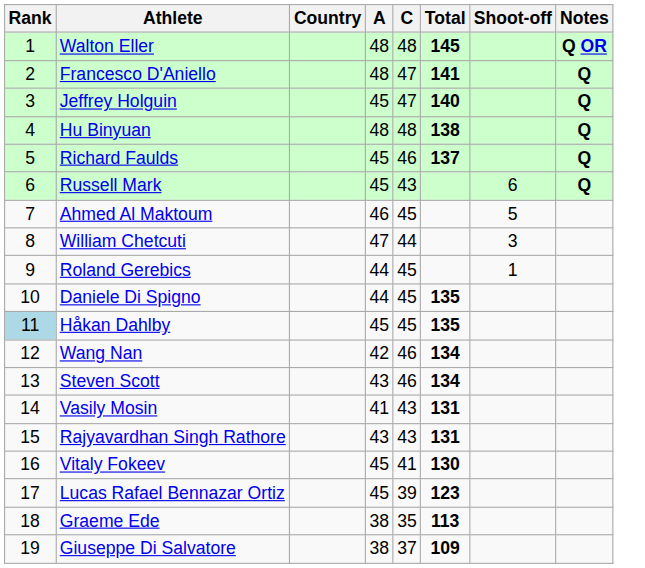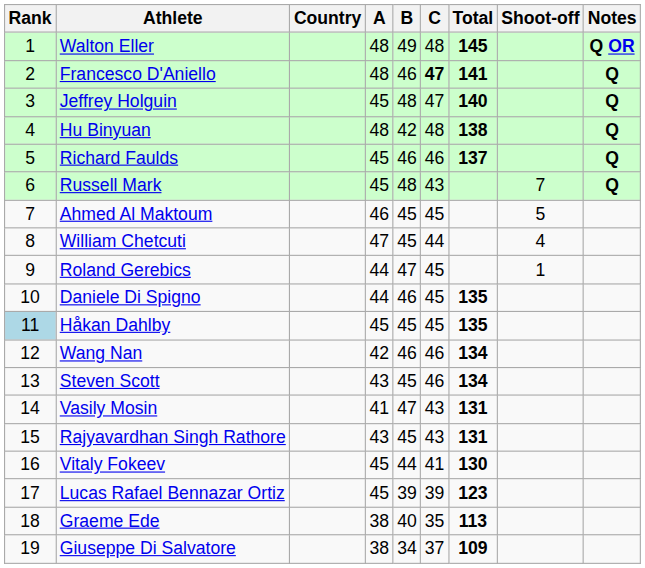+ column: (407, 18)
(407, 74) normal -> (435, 74) bold
(513, 185) 6 -> (540, 185) 7
(513, 241) 3 -> (540, 241) 4
